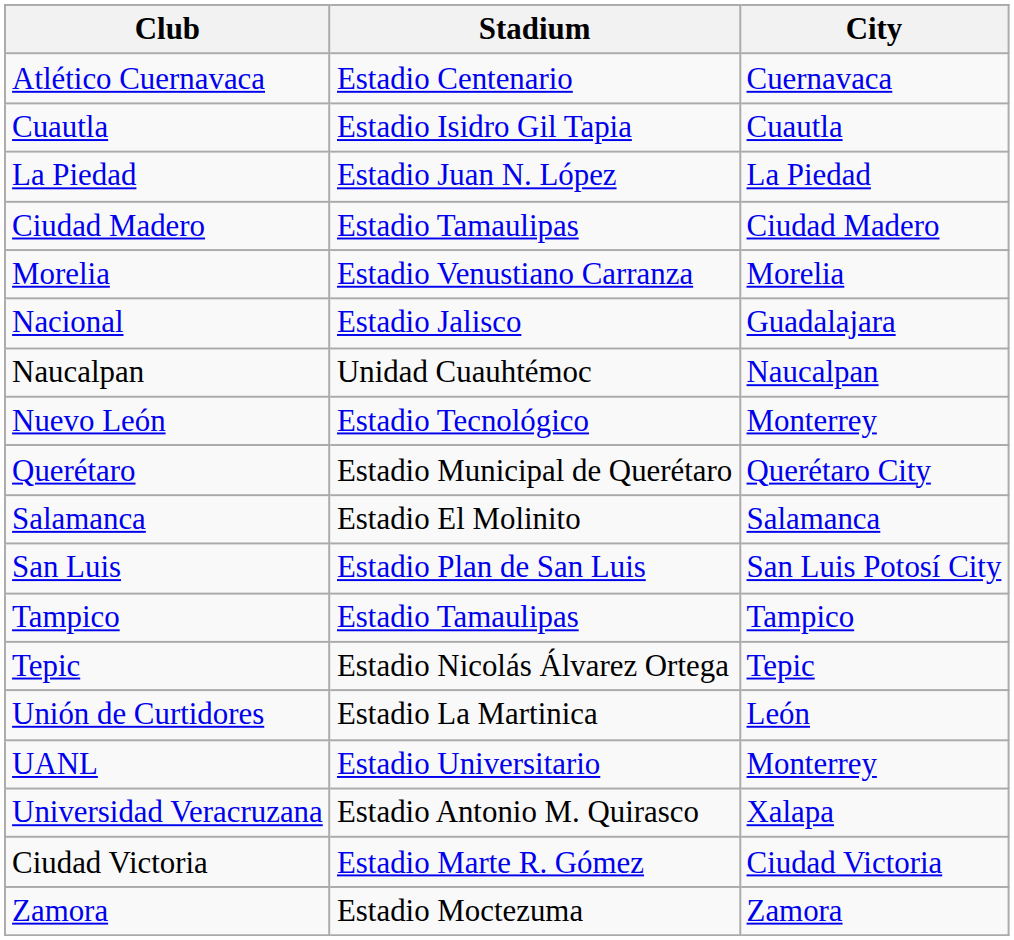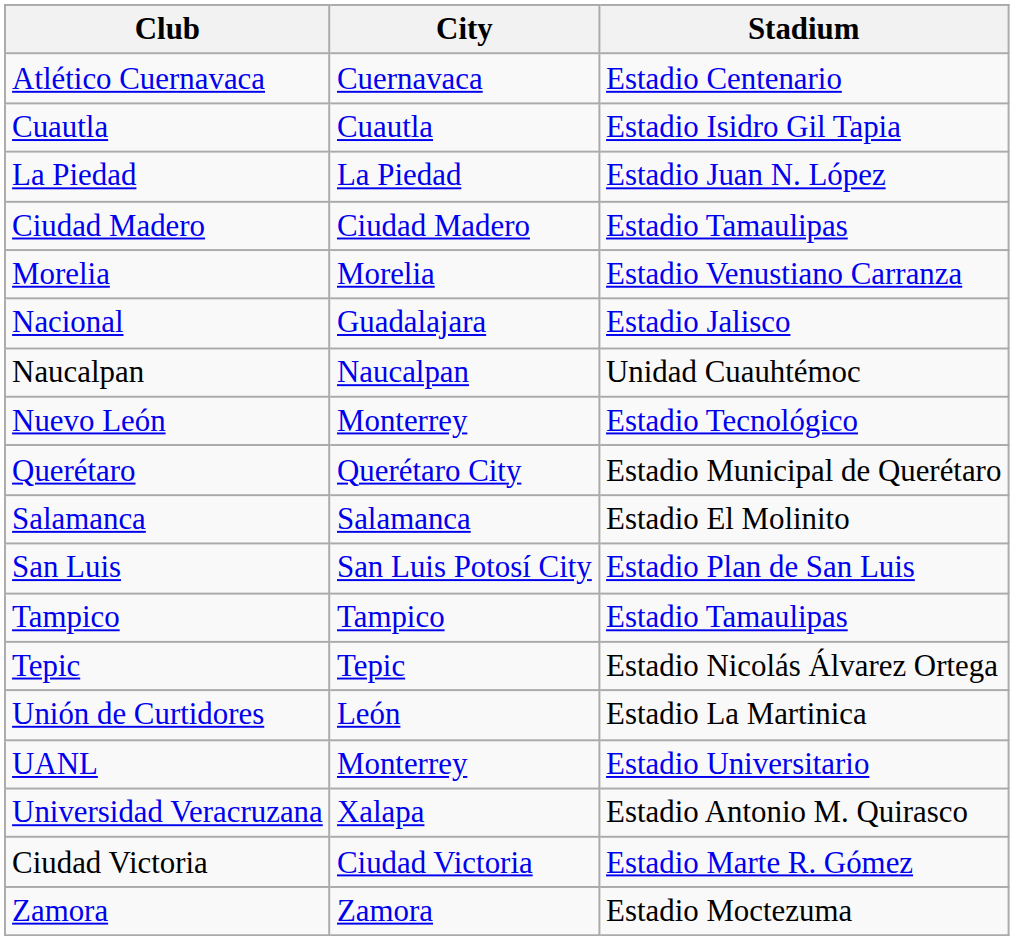columns swapped: (874, 28) <-> (535, 28)
